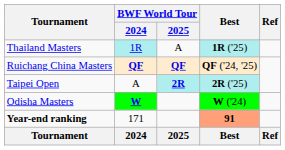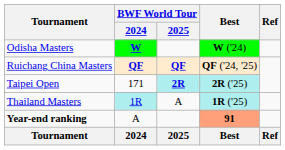rows swapped: (44, 48) <-> (40, 101)
(136, 83) A -> (136, 83) 171
(136, 119) 171 -> (136, 119) A
